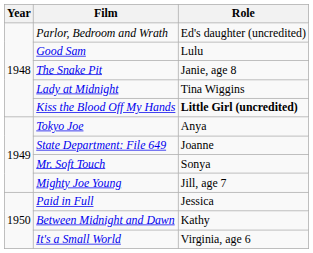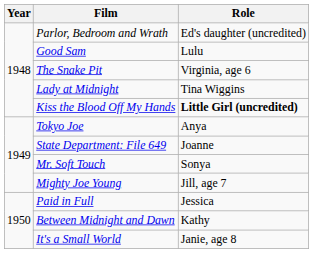(209, 70) Janie, age 8 -> (216, 70) Virginia, age 6
(216, 239) Virginia, age 6 -> (209, 239) Janie, age 8
